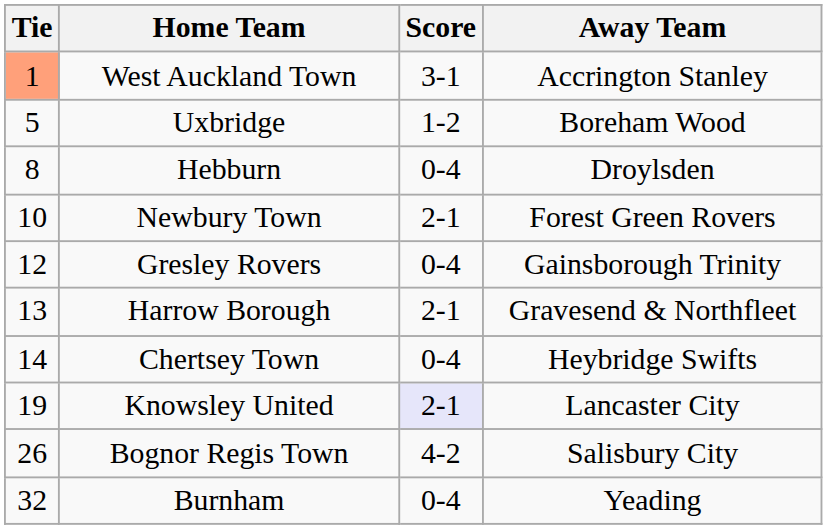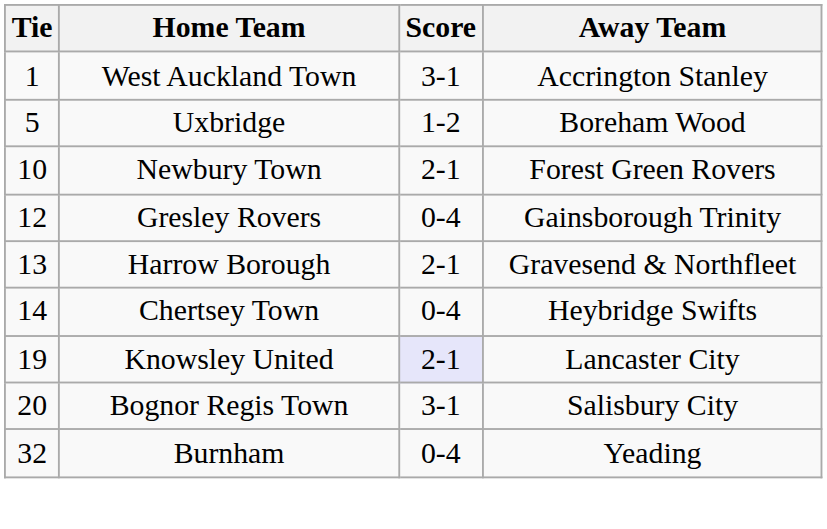(32, 75) lightsalmon background -> (32, 75) no background
- row: (229, 169)
(32, 452) 26 -> (32, 405) 20
(441, 452) 4-2 -> (441, 405) 3-1
